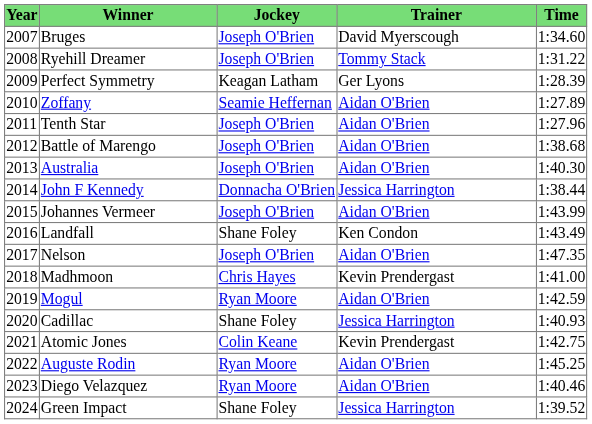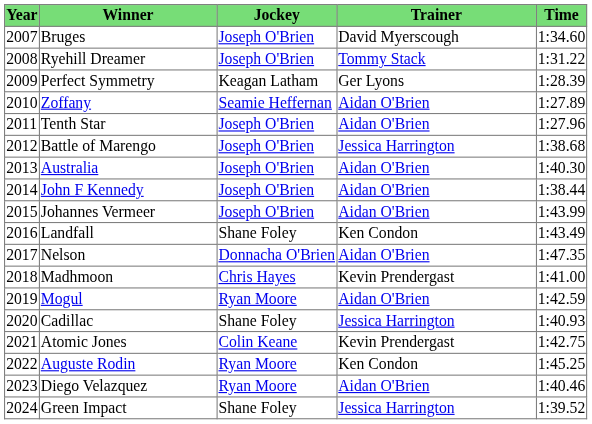(384, 146) Aidan O'Brien -> (396, 146) Jessica Harrington
(277, 189) Donnacha O'Brien -> (266, 189) Joseph O'Brien
(396, 189) Jessica Harrington -> (384, 189) Aidan O'Brien
(266, 255) Joseph O'Brien -> (277, 255) Donnacha O'Brien
(384, 364) Aidan O'Brien -> (378, 364) Ken Condon
